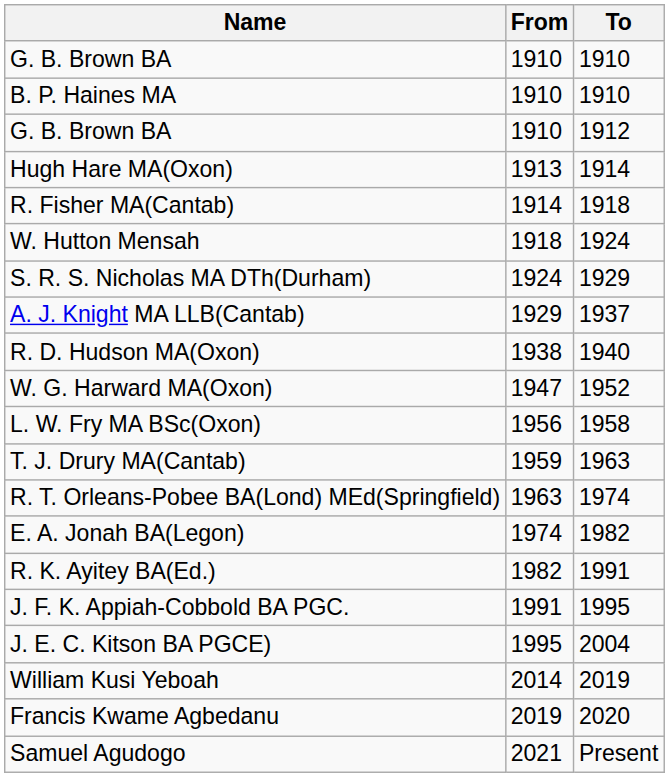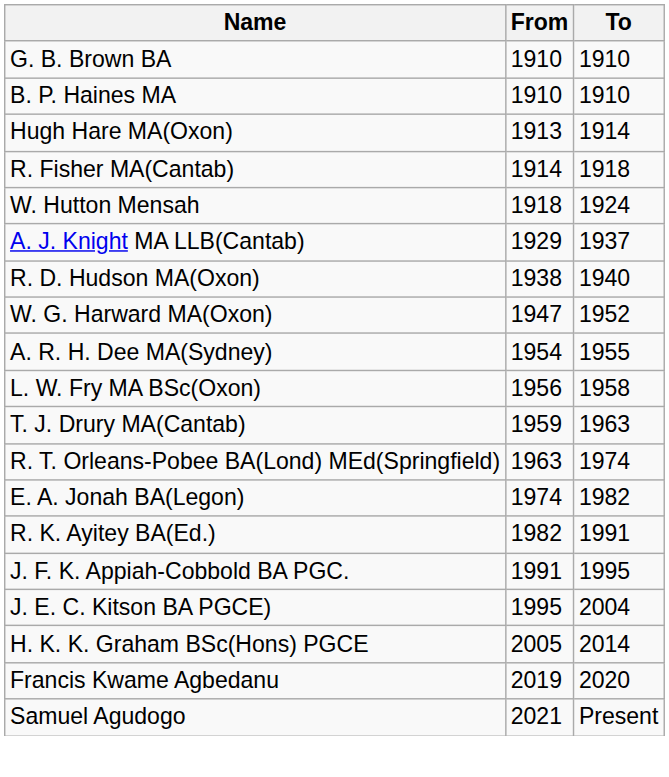- row: (91, 132)
- row: (191, 278)
+ row: (141, 351)
+ row: (189, 643)
- row: (114, 680)
